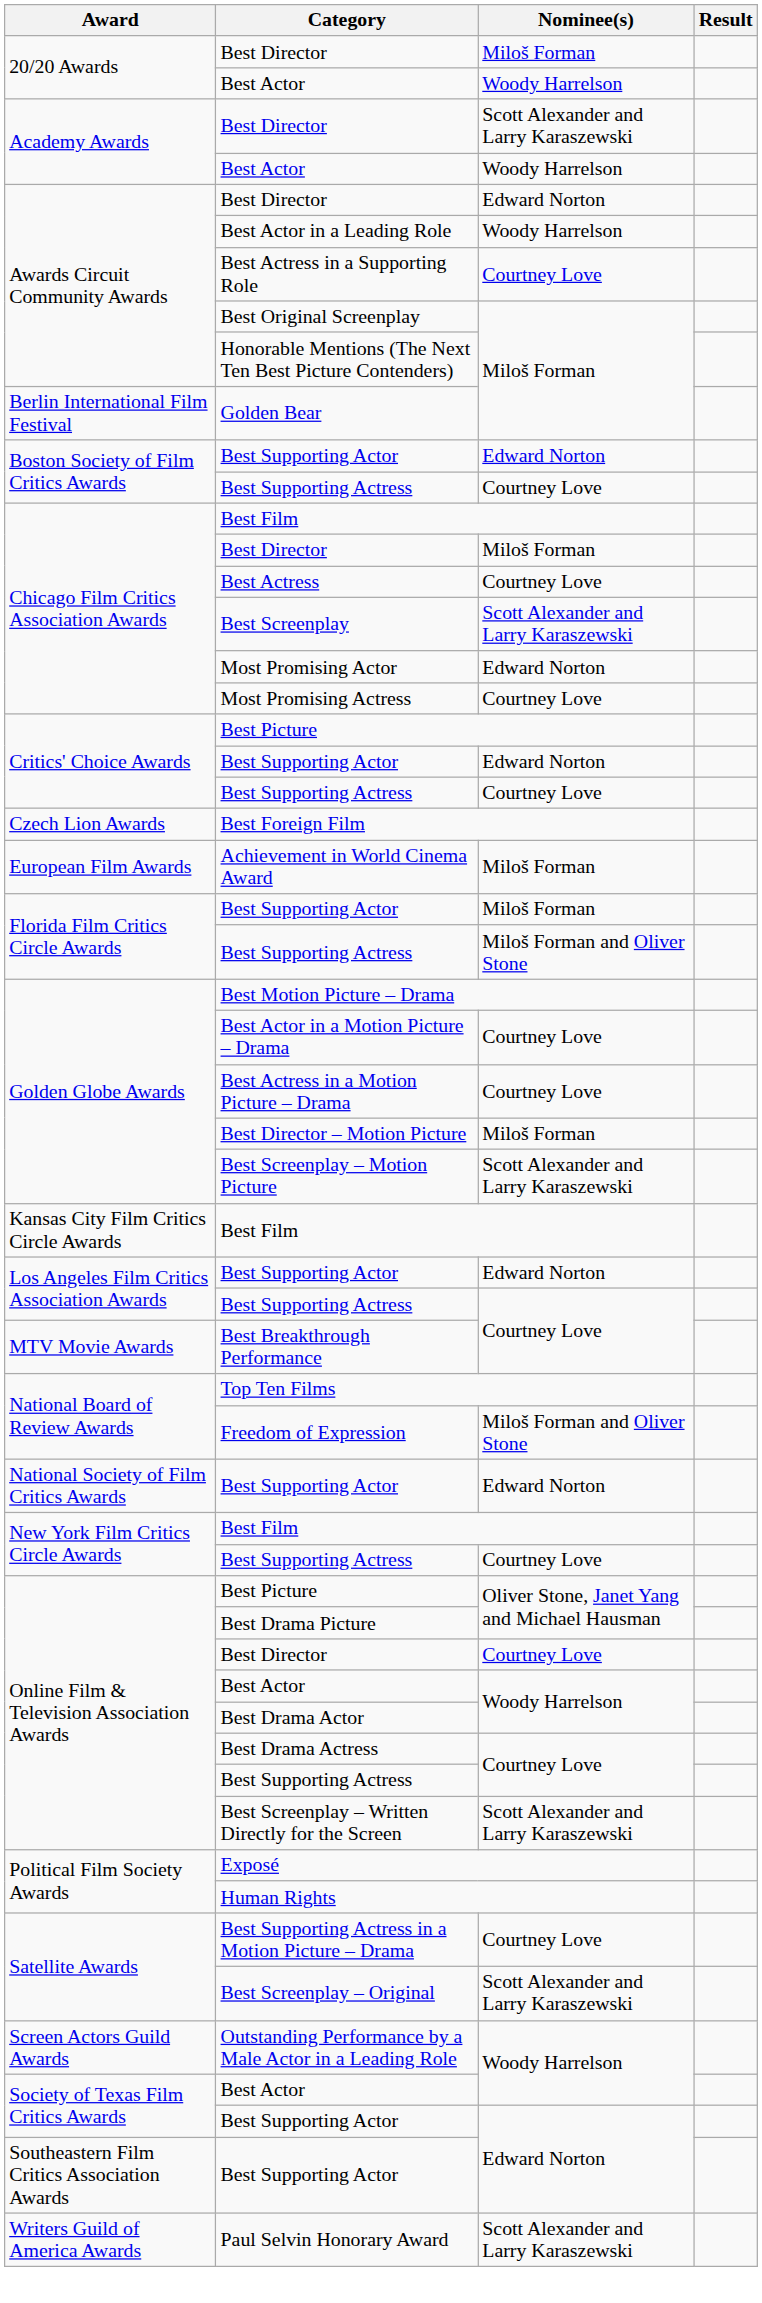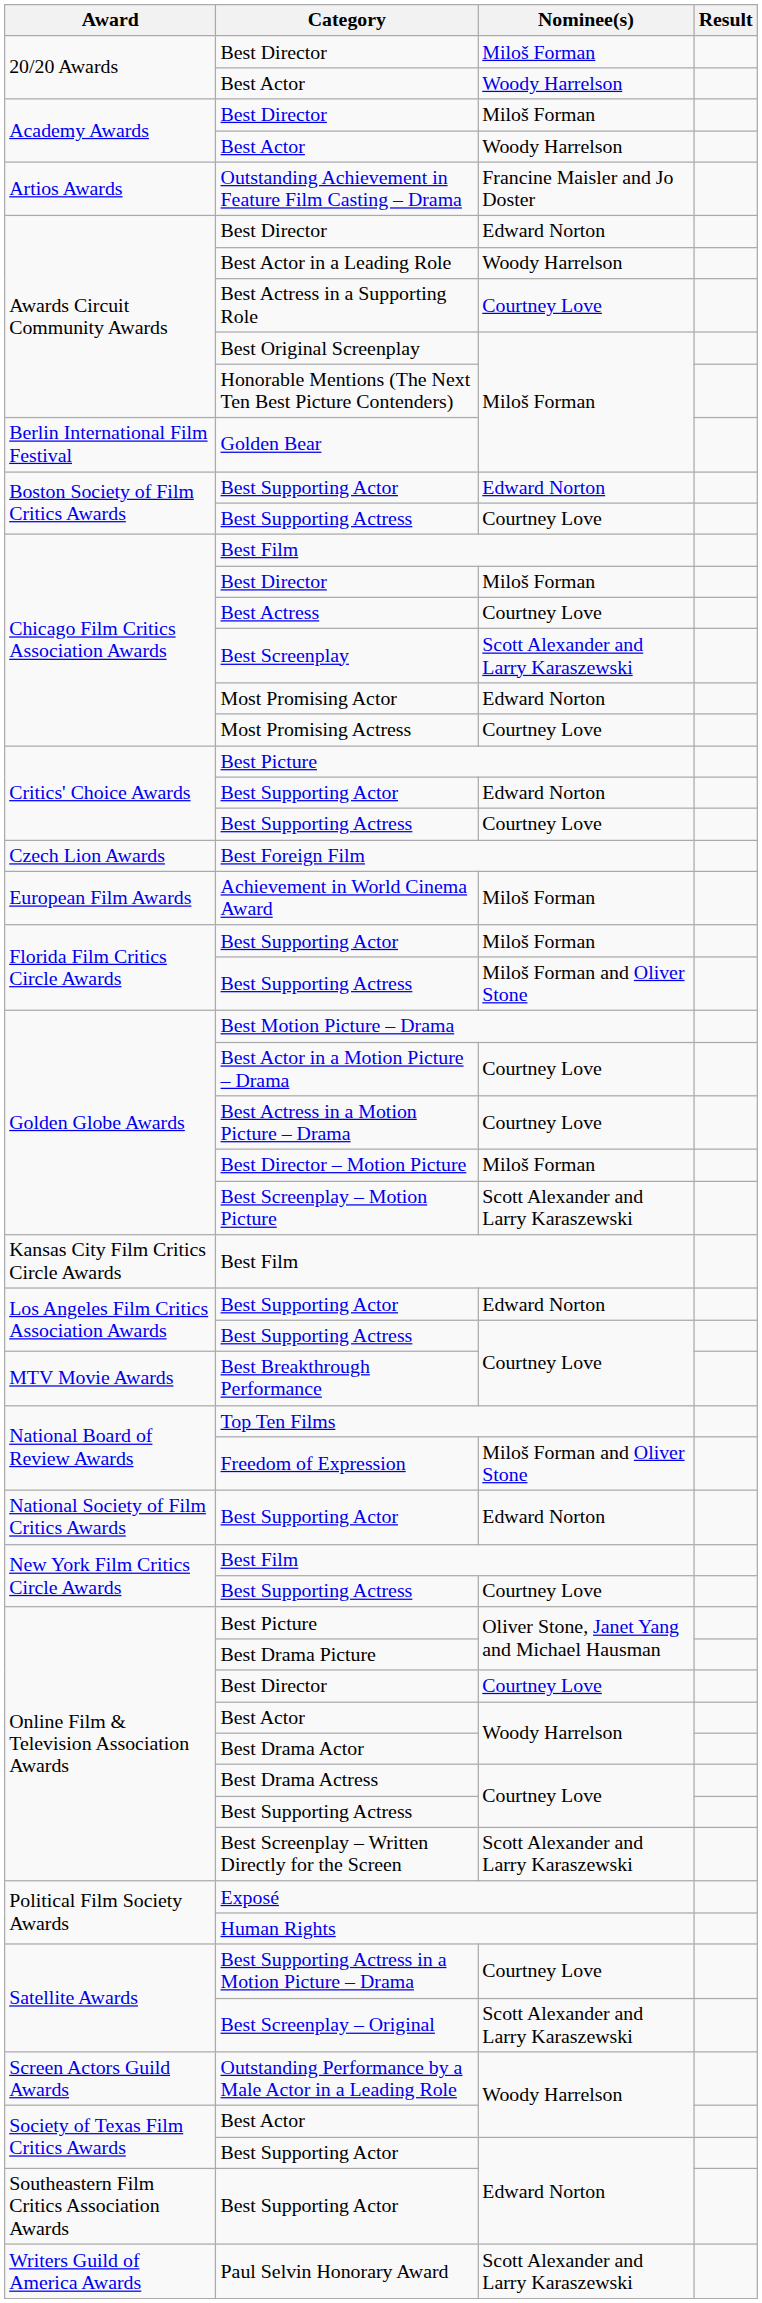(563, 125) Scott Alexander and Larry Karaszewski -> (539, 114) Miloš Forman
+ row: (66, 188)
